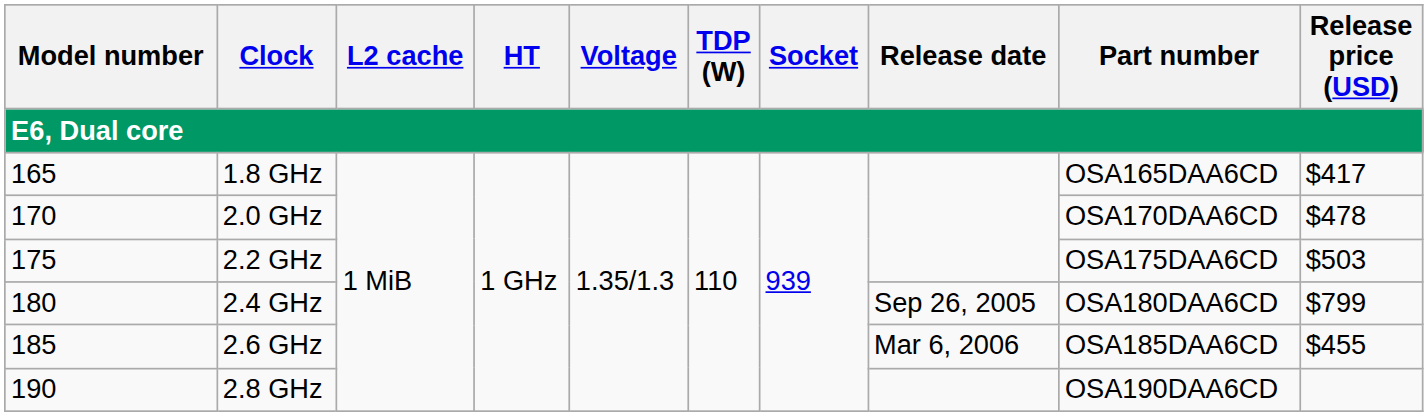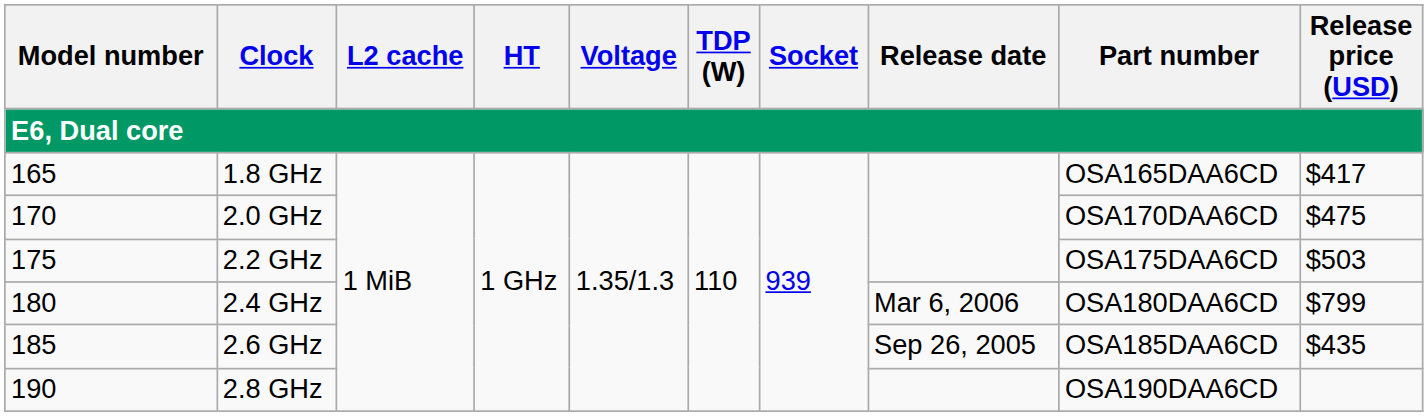(1336, 216) $478 -> (1336, 216) $475
(955, 302) Sep 26, 2005 -> (947, 302) Mar 6, 2006
(947, 346) Mar 6, 2006 -> (955, 346) Sep 26, 2005
(1336, 346) $455 -> (1336, 346) $435
